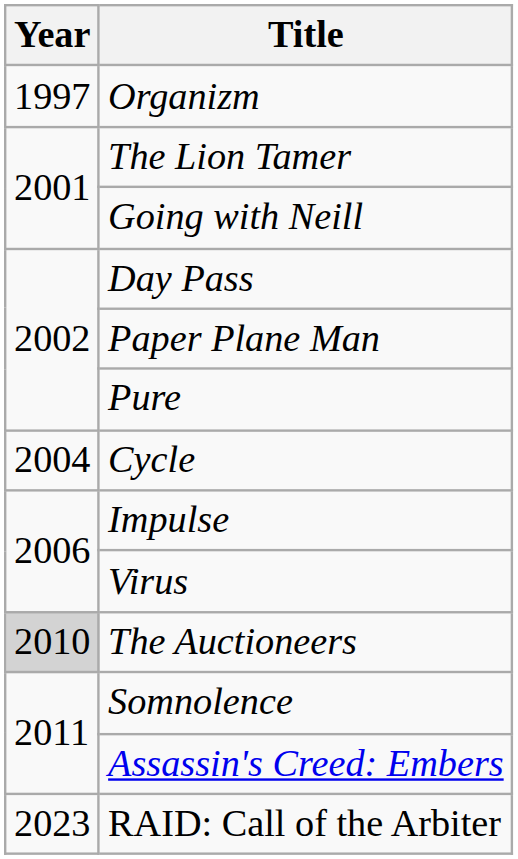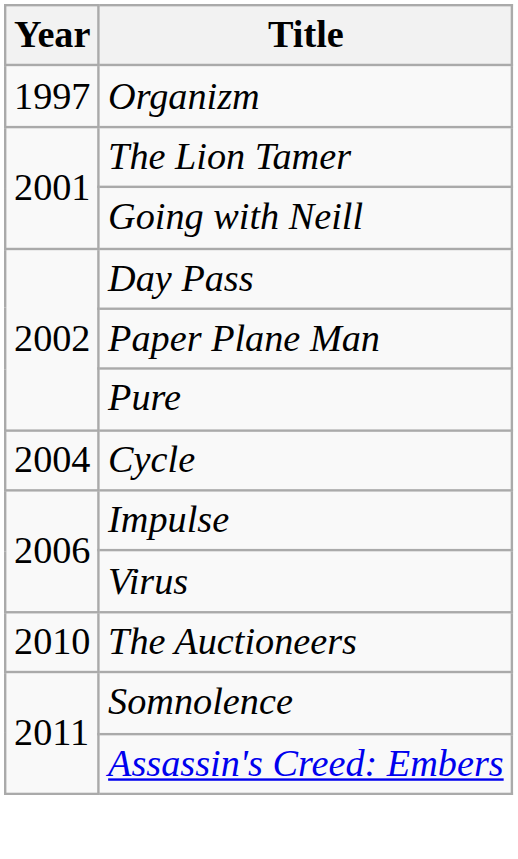(52, 641) lightgrey background -> (52, 641) no background
- row: (305, 823)
